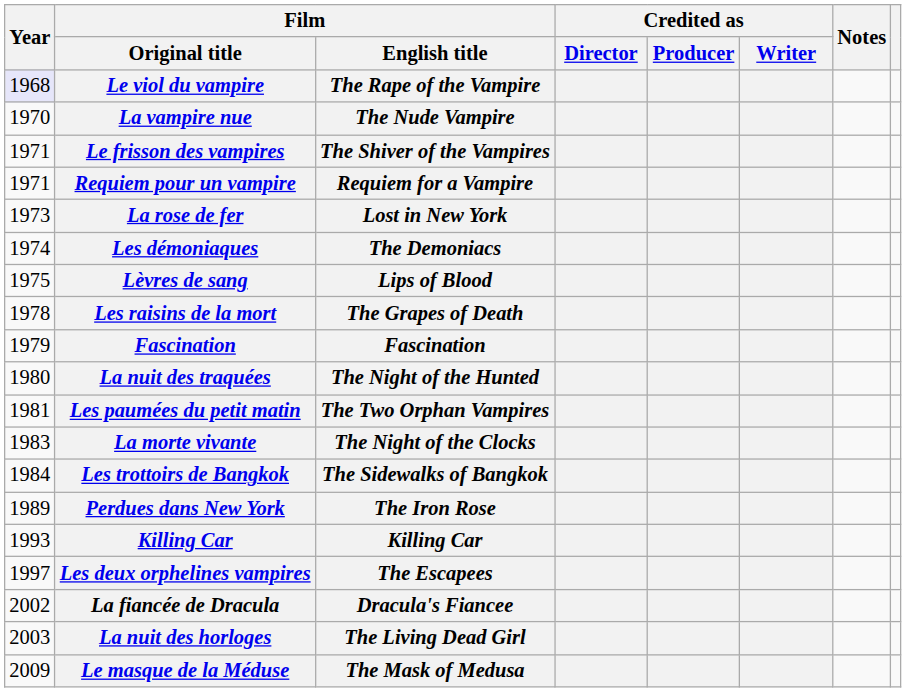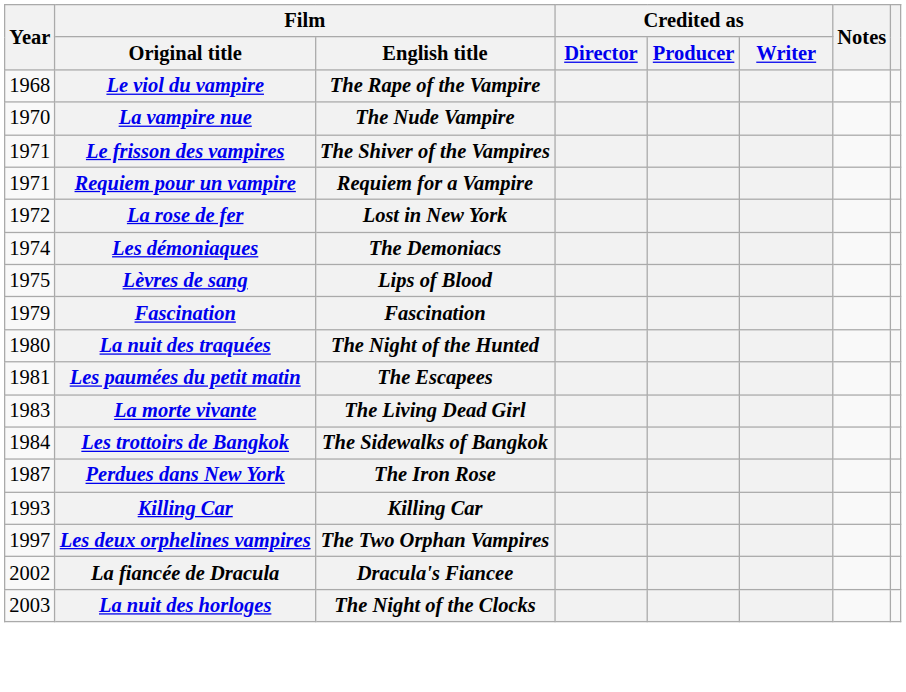(30, 85) lavender background -> (30, 85) no background
(30, 215) 1973 -> (30, 215) 1972
- row: (185, 313)
(435, 410) The Two Orphan Vampires -> (435, 378) The Escapees
(435, 442) The Night of the Clocks -> (435, 410) The Living Dead Girl
(30, 507) 1989 -> (30, 475) 1987
(435, 572) The Escapees -> (435, 540) The Two Orphan Vampires
(435, 637) The Living Dead Girl -> (435, 605) The Night of the Clocks
- row: (185, 670)
